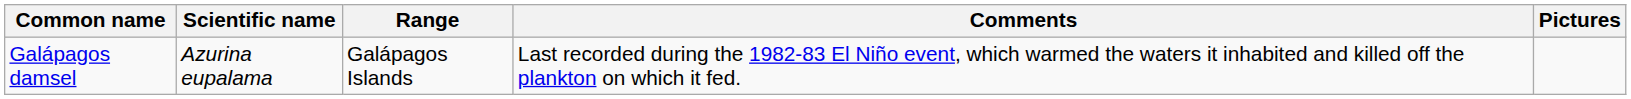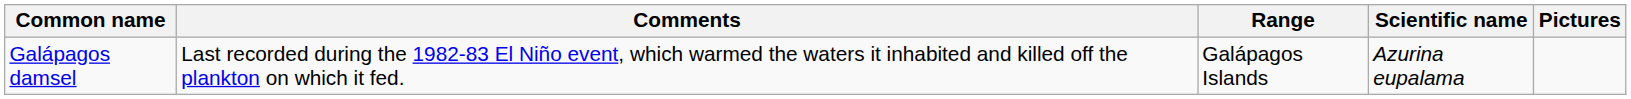columns swapped: (259, 20) <-> (1024, 20)
